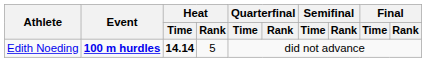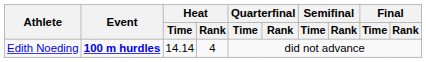(180, 49) bold -> (180, 49) normal
(212, 49) 5 -> (212, 49) 4
